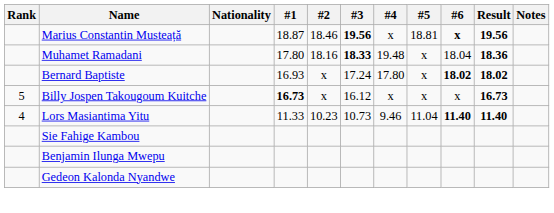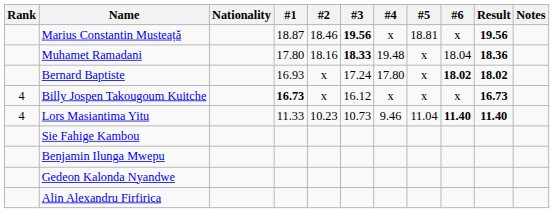(457, 35) bold -> (457, 35) normal
(22, 96) 5 -> (22, 96) 4
+ row: (102, 197)
